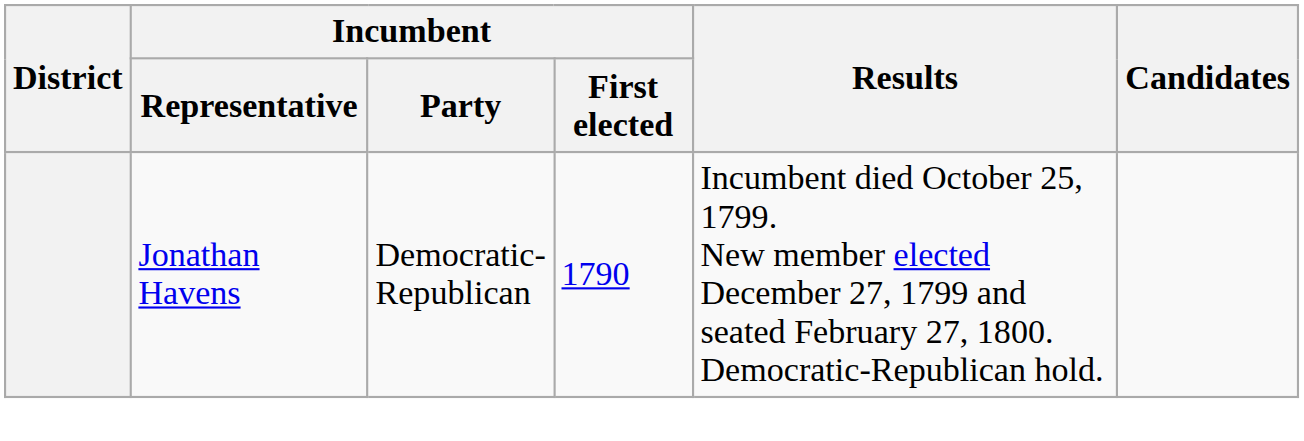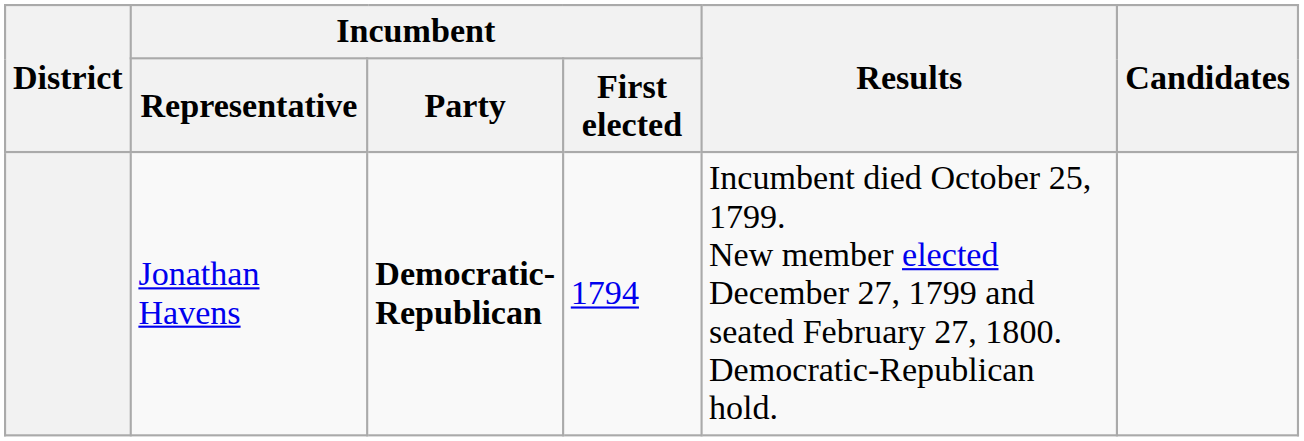(461, 273) normal -> (465, 292) bold
(596, 273) 1790 -> (605, 292) 1794
